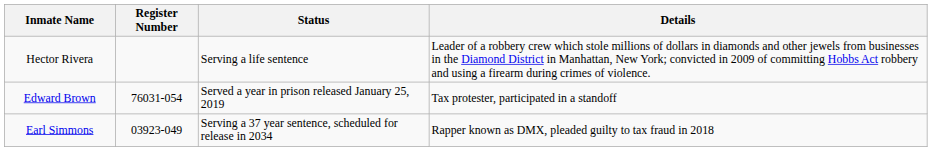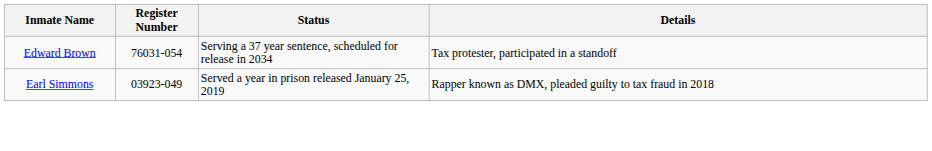- row: (60, 59)
(305, 98) Served a year in prison released January 25, 2019 -> (299, 52) Serving a 37 year sentence, scheduled for release in 2034
(299, 130) Serving a 37 year sentence, scheduled for release in 2034 -> (305, 84) Served a year in prison released January 25, 2019
